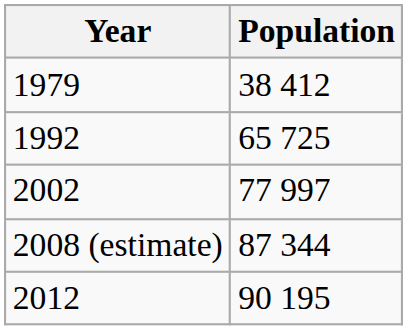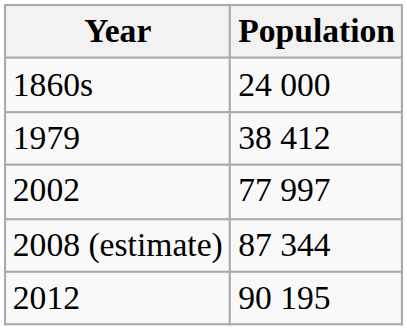+ row: (53, 84)
- row: (46, 137)
